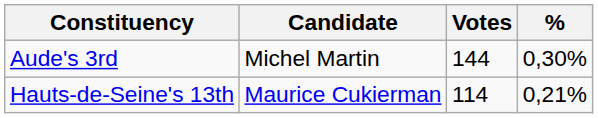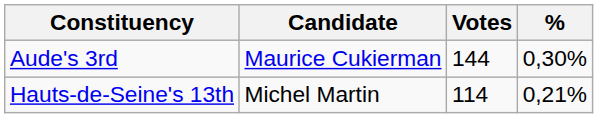(312, 58) Michel Martin -> (343, 58) Maurice Cukierman
(343, 94) Maurice Cukierman -> (312, 94) Michel Martin
